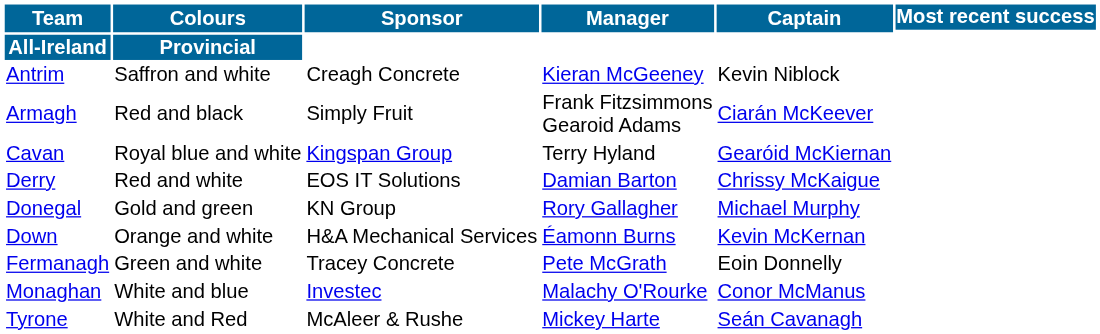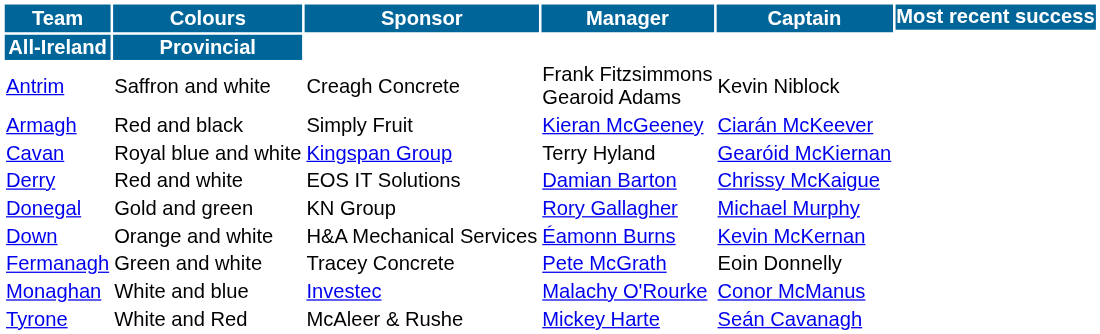(623, 74) Kieran McGeeney -> (627, 86) Frank Fitzsimmons Gearoid Adams
(627, 114) Frank Fitzsimmons Gearoid Adams -> (623, 125) Kieran McGeeney
